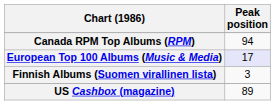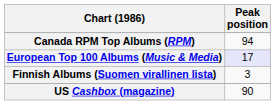(248, 91) 89 -> (248, 91) 90
